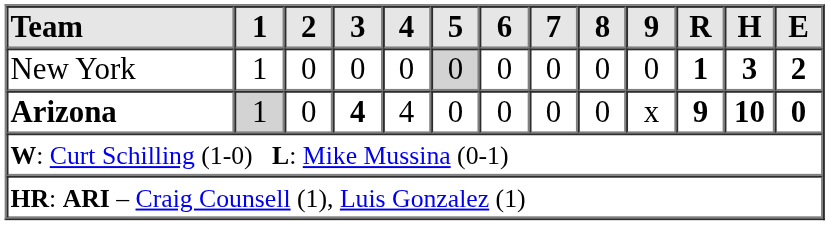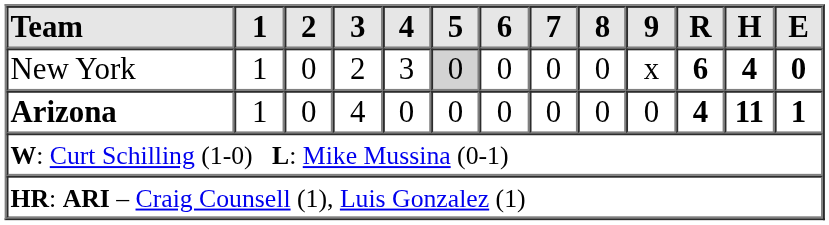(358, 69) 0 -> (358, 69) 2
(407, 69) 0 -> (407, 69) 3
(651, 69) 0 -> (651, 69) x
(700, 69) 1 -> (700, 69) 6
(749, 69) 3 -> (749, 69) 4
(798, 69) 2 -> (798, 69) 0
(260, 111) lightgrey background -> (260, 111) no background
(358, 111) bold -> (358, 111) normal
(407, 111) 4 -> (407, 111) 0
(651, 111) x -> (651, 111) 0
(700, 111) 9 -> (700, 111) 4
(749, 111) 10 -> (749, 111) 11
(798, 111) 0 -> (798, 111) 1
